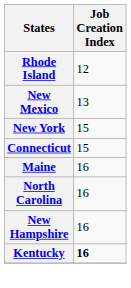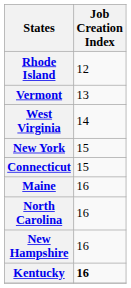- row: (39, 101)
+ row: (39, 94)
+ row: (39, 121)
